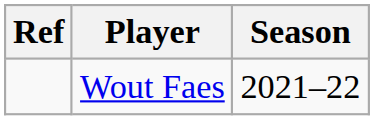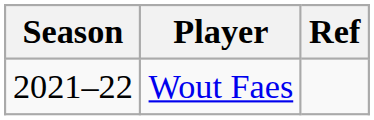columns swapped: (300, 31) <-> (39, 31)
